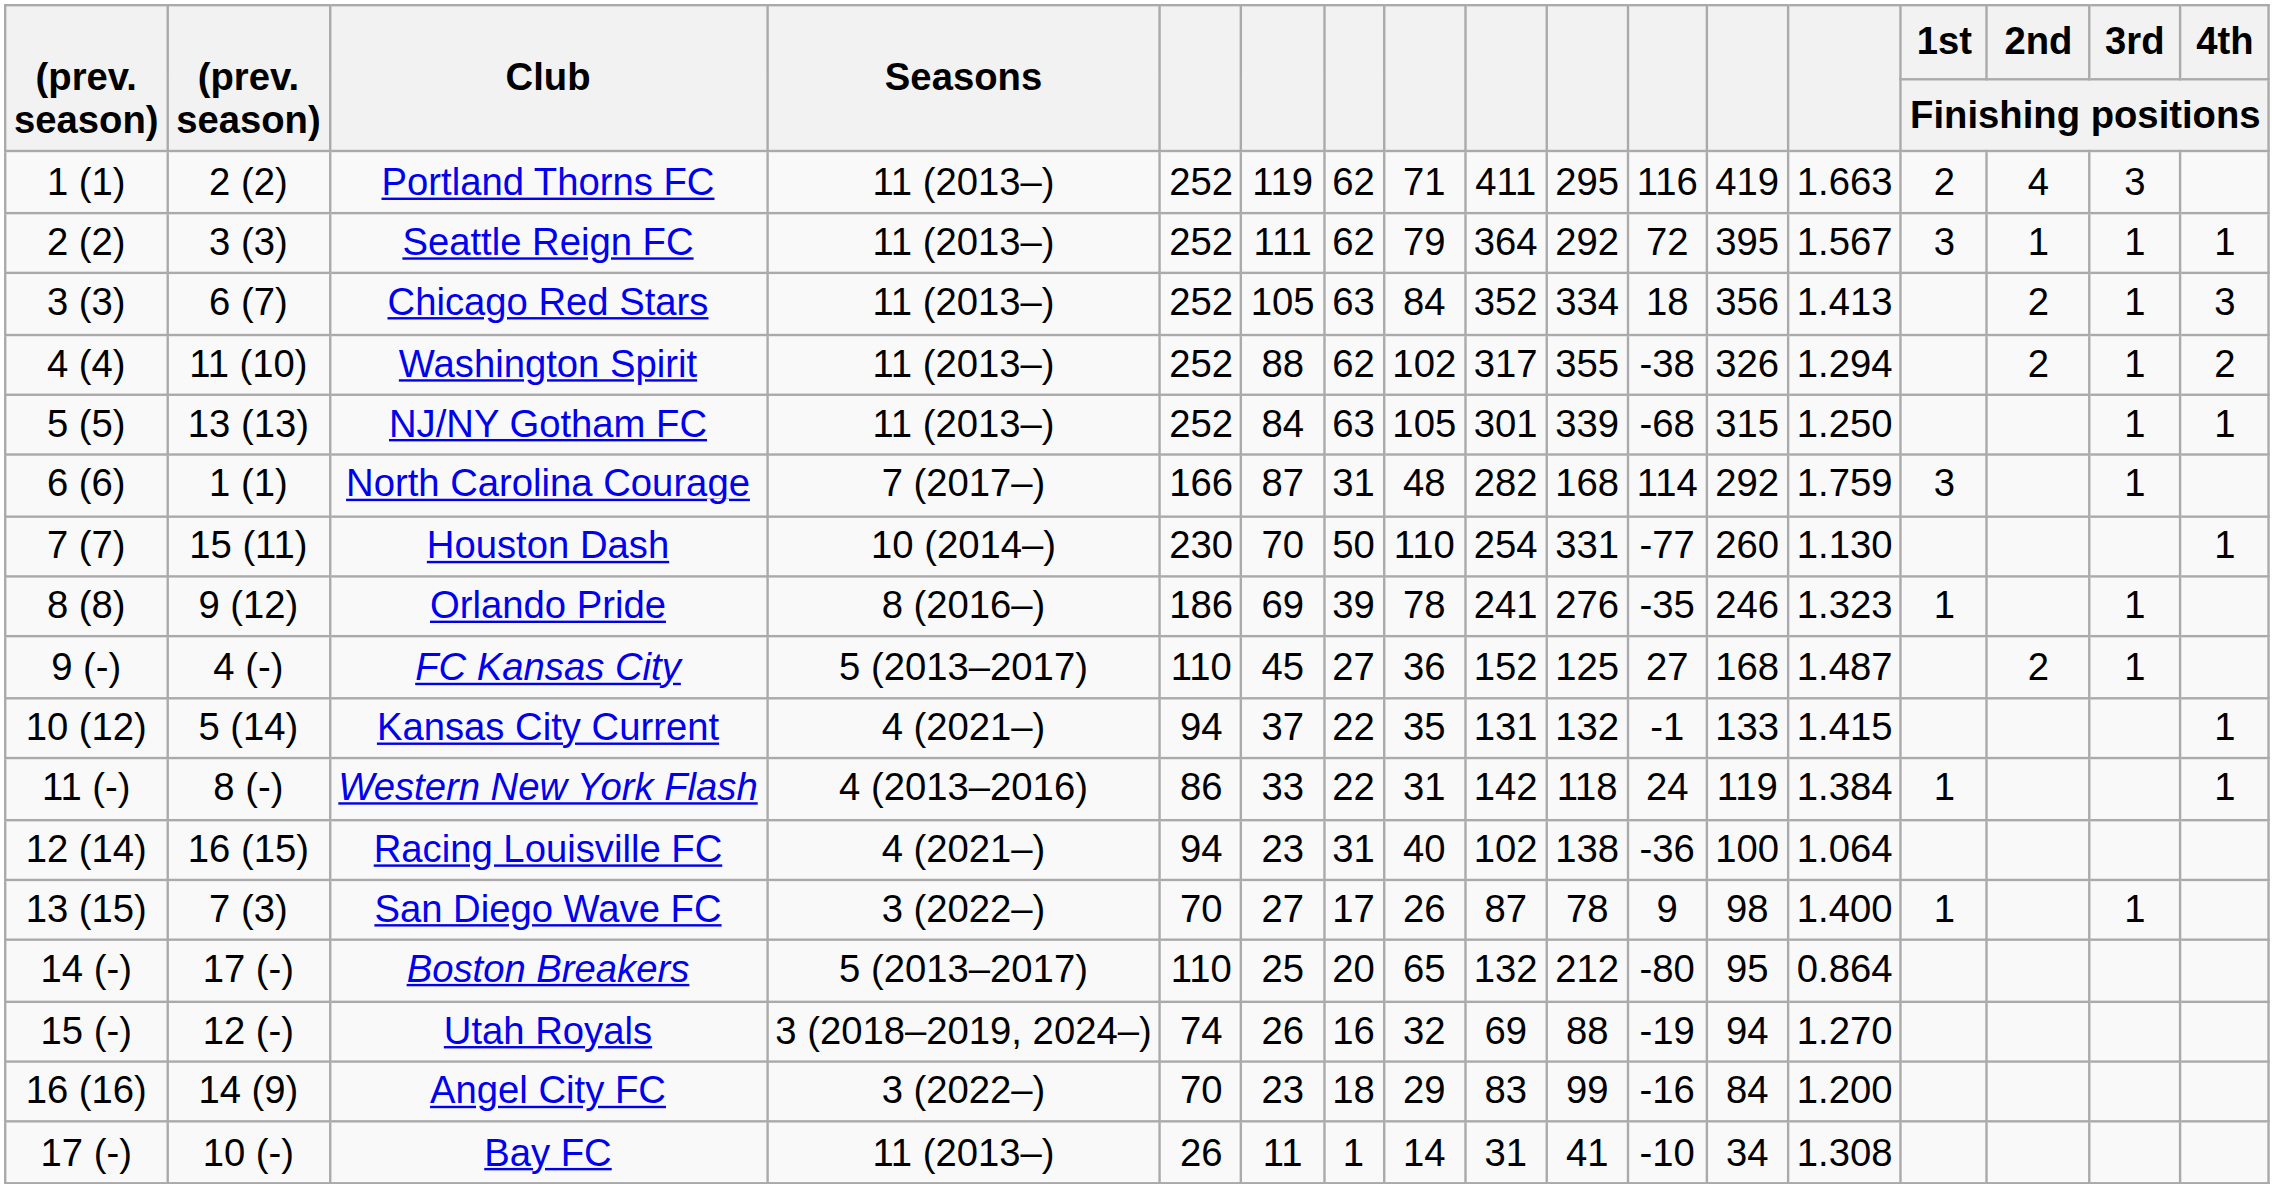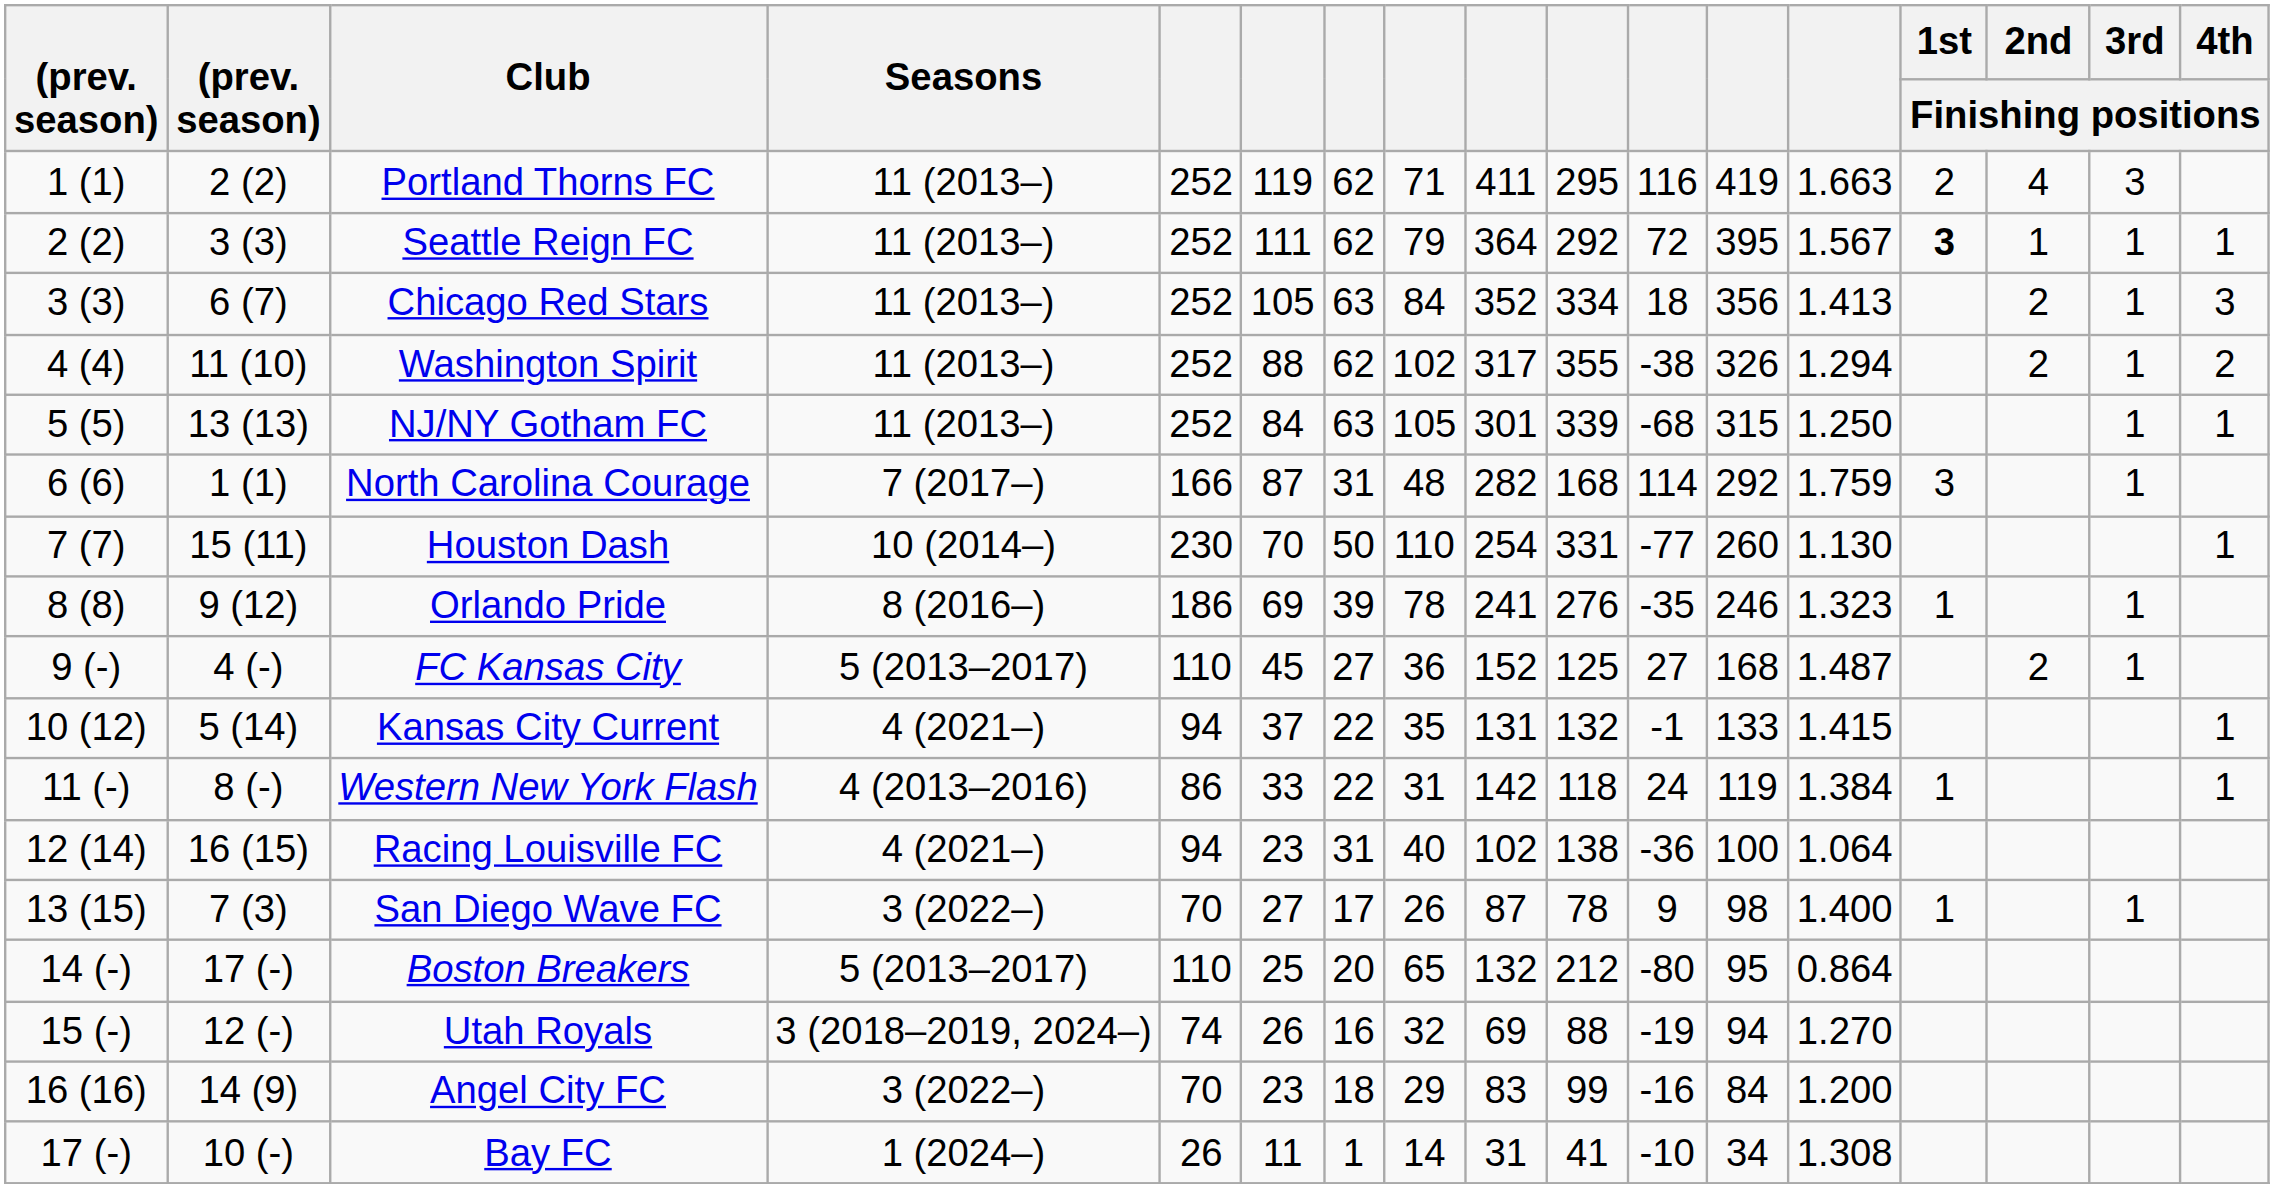(1944, 242) normal -> (1944, 242) bold
(963, 1151) 11 (2013–) -> (964, 1151) 1 (2024–)
